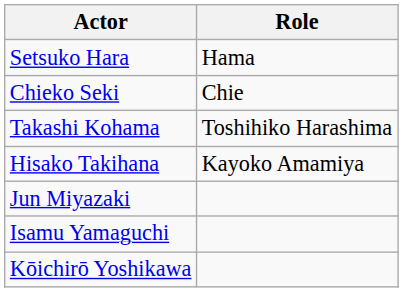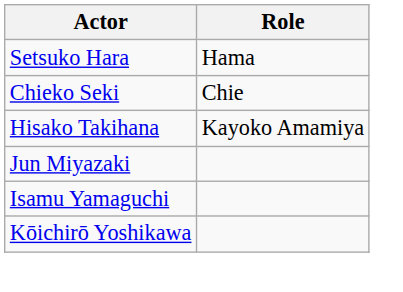- row: (85, 127)
